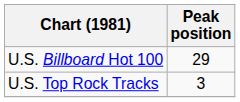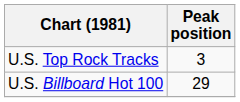rows swapped: (86, 59) <-> (83, 84)
